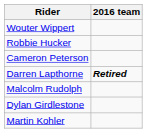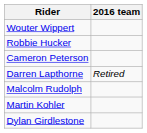(110, 74) bold -> (109, 74) normal
rows swapped: (45, 105) <-> (36, 120)
